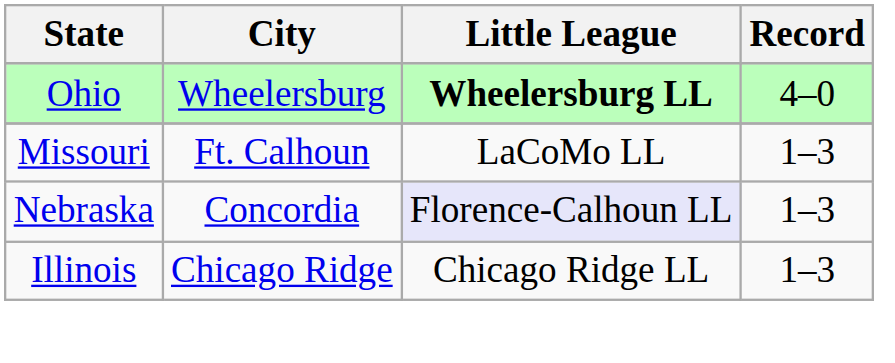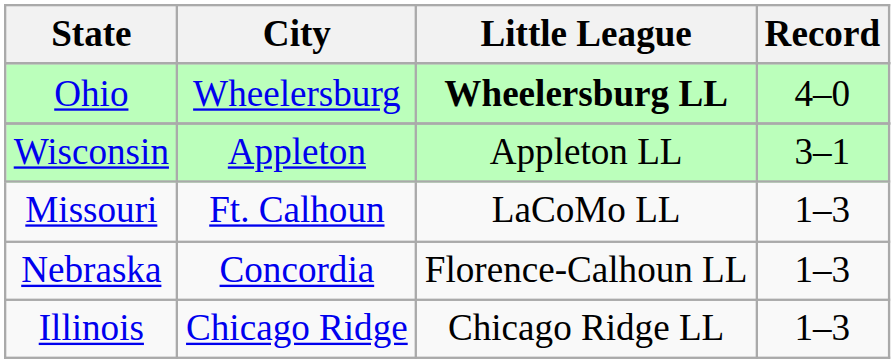+ row: (91, 151)
(571, 210) lavender background -> (586, 269) no background
